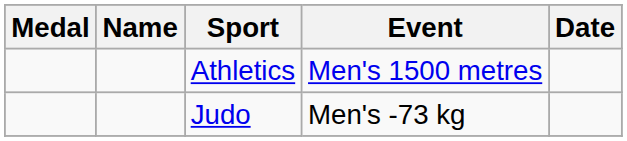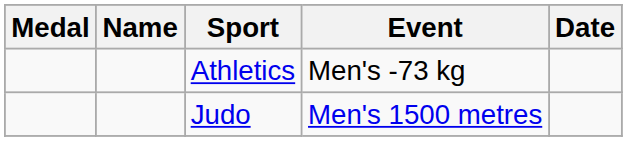(425, 71) Men's 1500 metres -> (387, 71) Men's -73 kg
(387, 115) Men's -73 kg -> (425, 115) Men's 1500 metres
